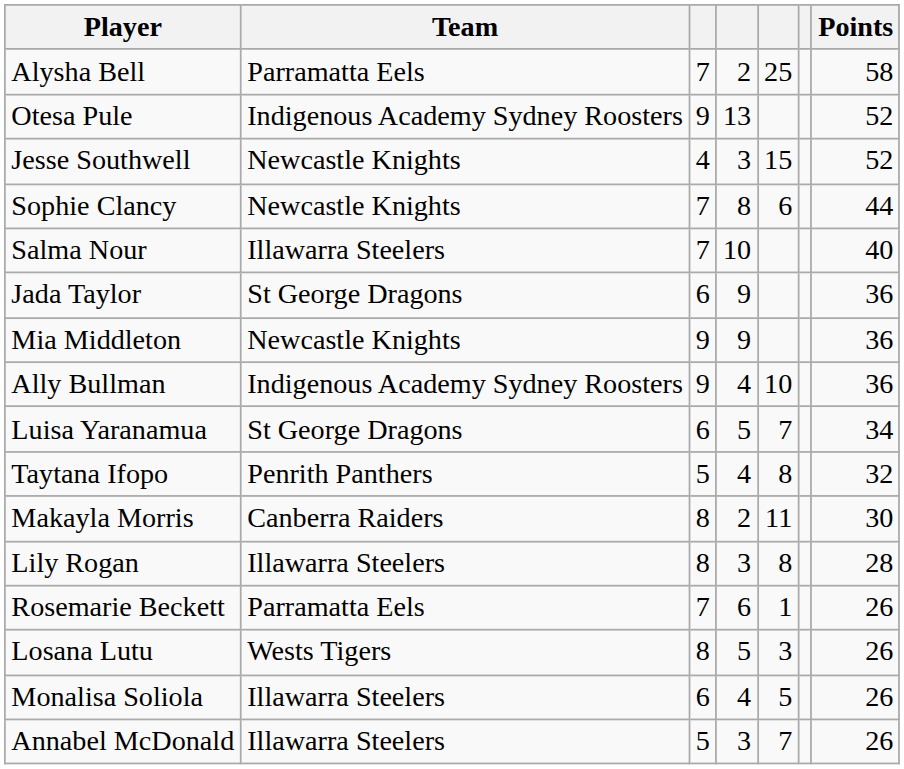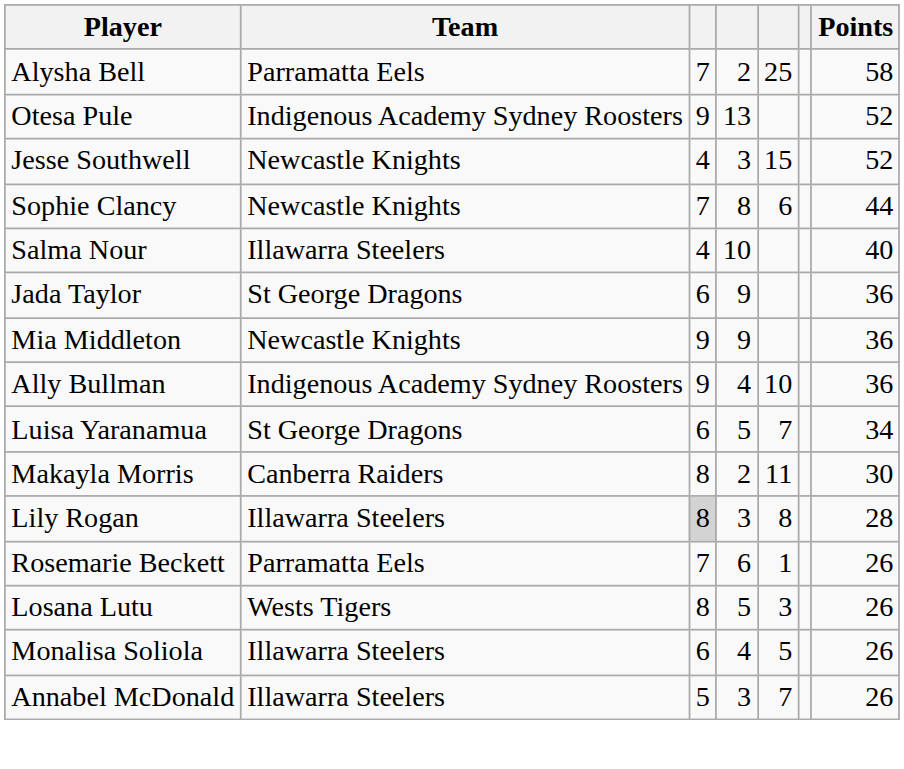(703, 250) 7 -> (703, 250) 4
- row: (90, 473)
(703, 562) no background -> (703, 518) lightgrey background
